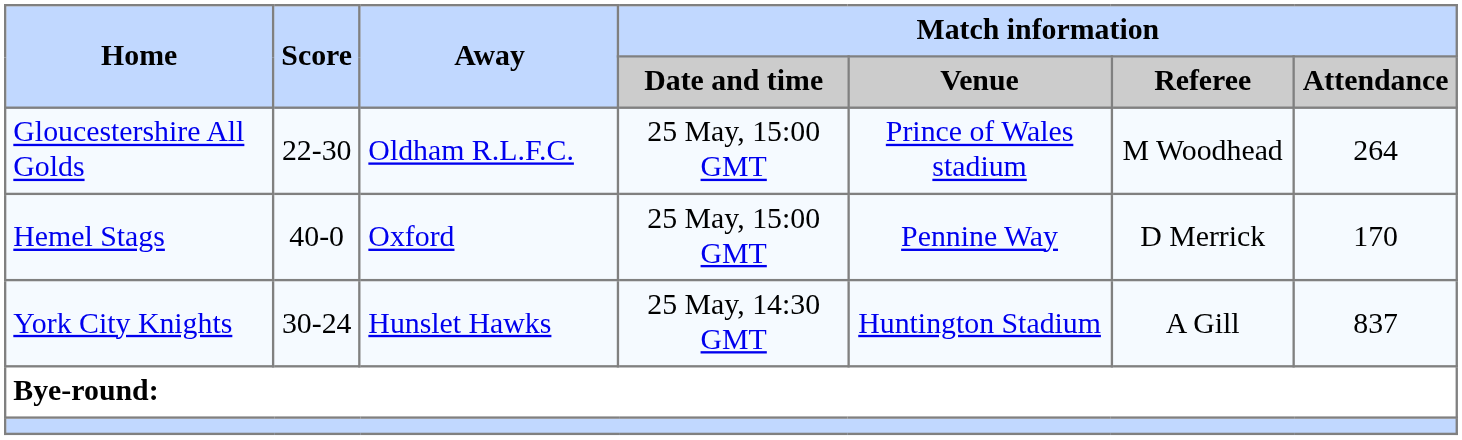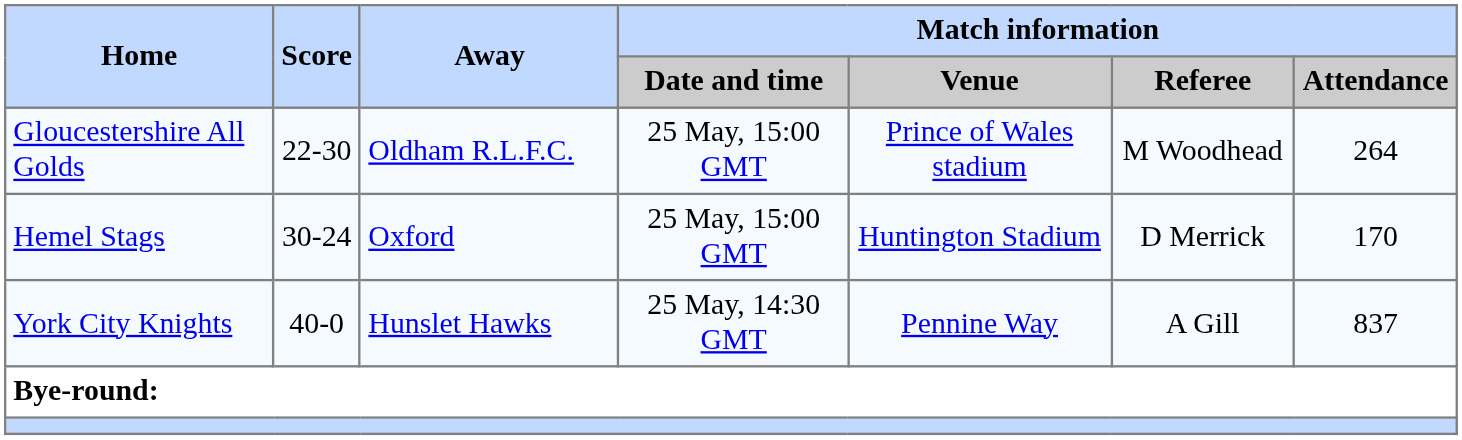(317, 236) 40-0 -> (317, 236) 30-24
(980, 236) Pennine Way -> (980, 236) Huntington Stadium
(317, 322) 30-24 -> (317, 322) 40-0
(980, 322) Huntington Stadium -> (980, 322) Pennine Way
